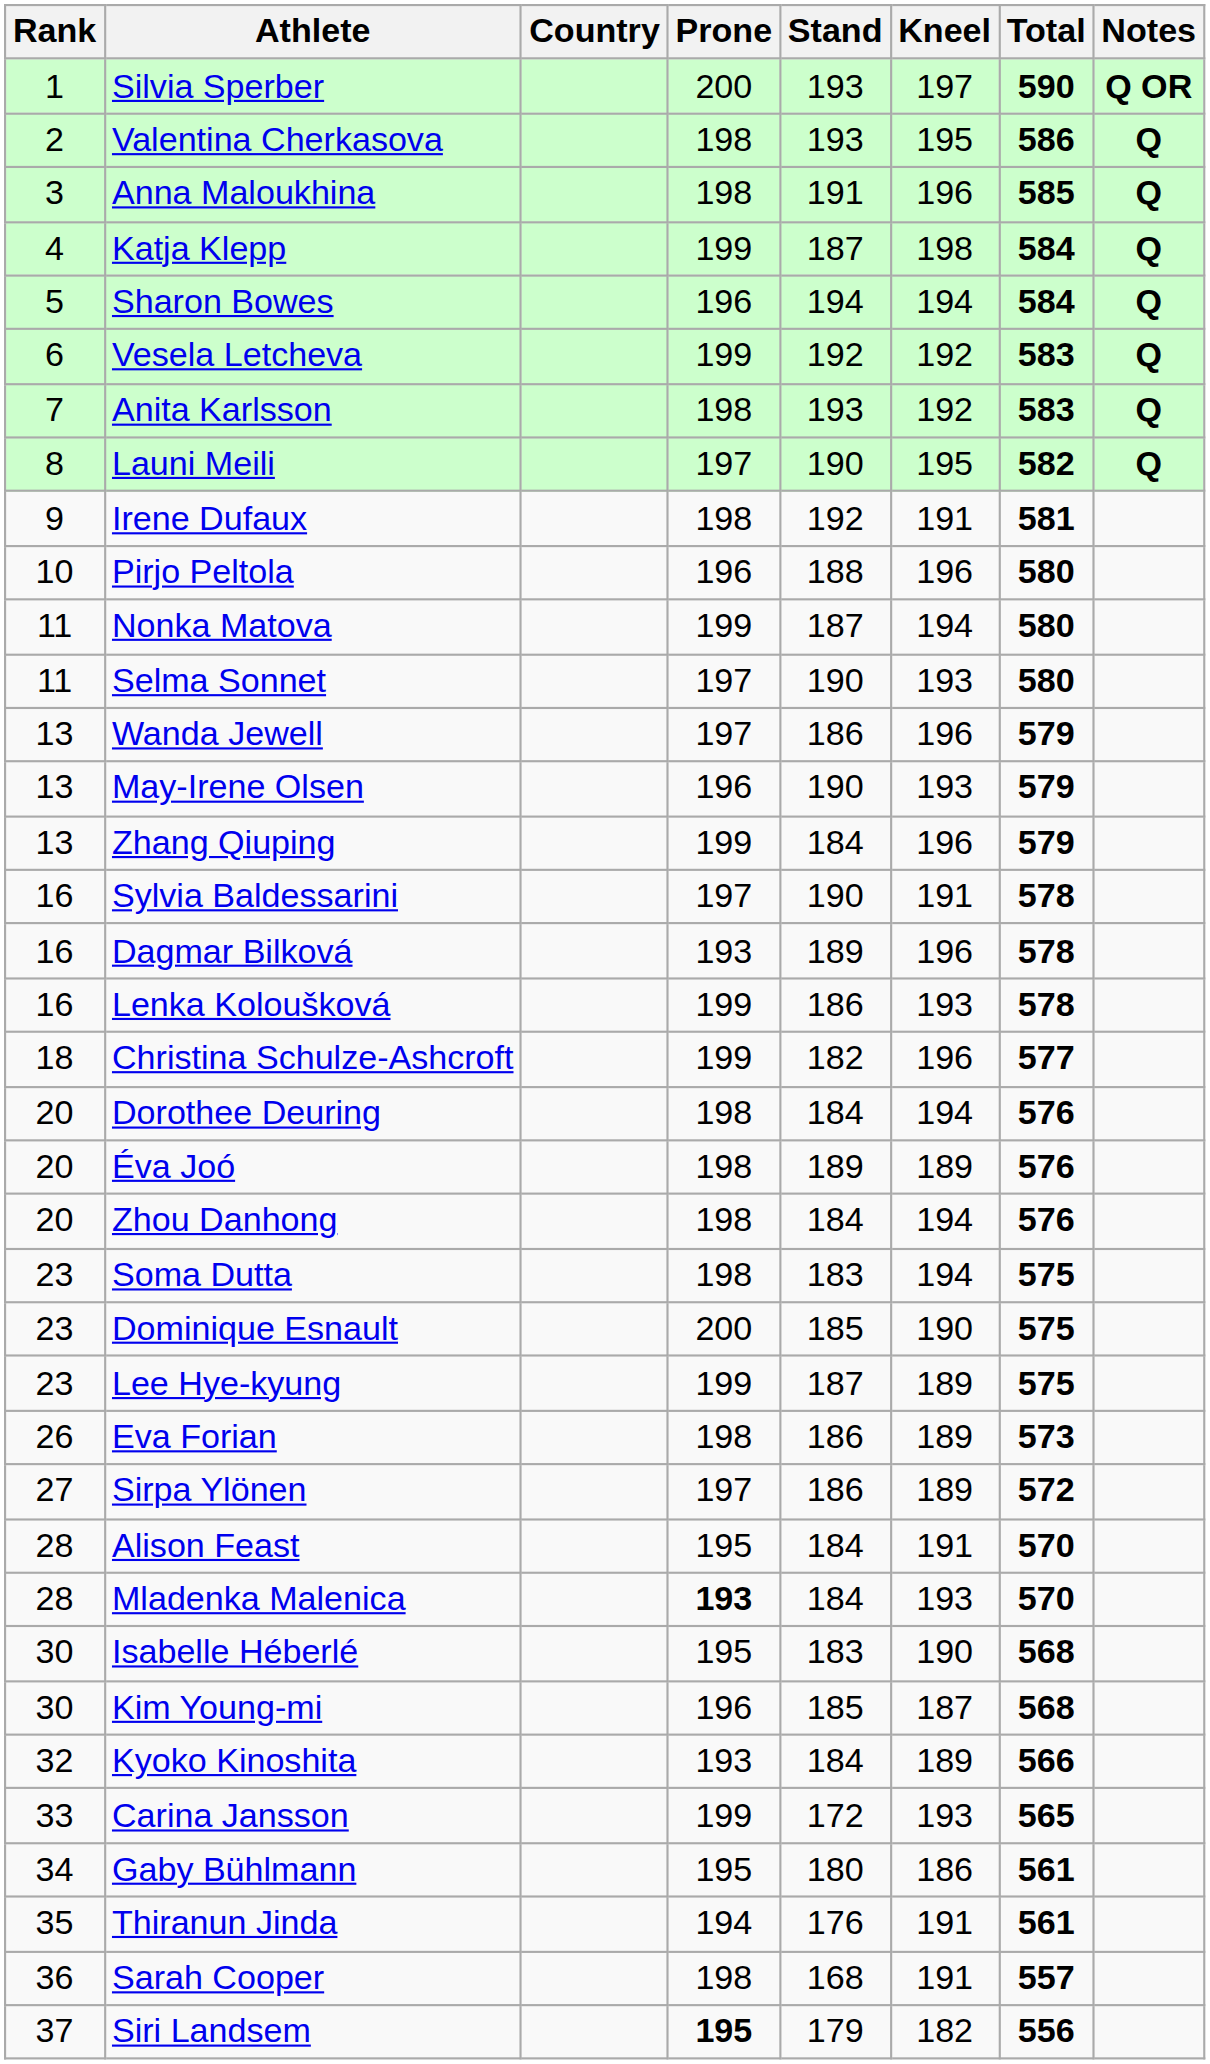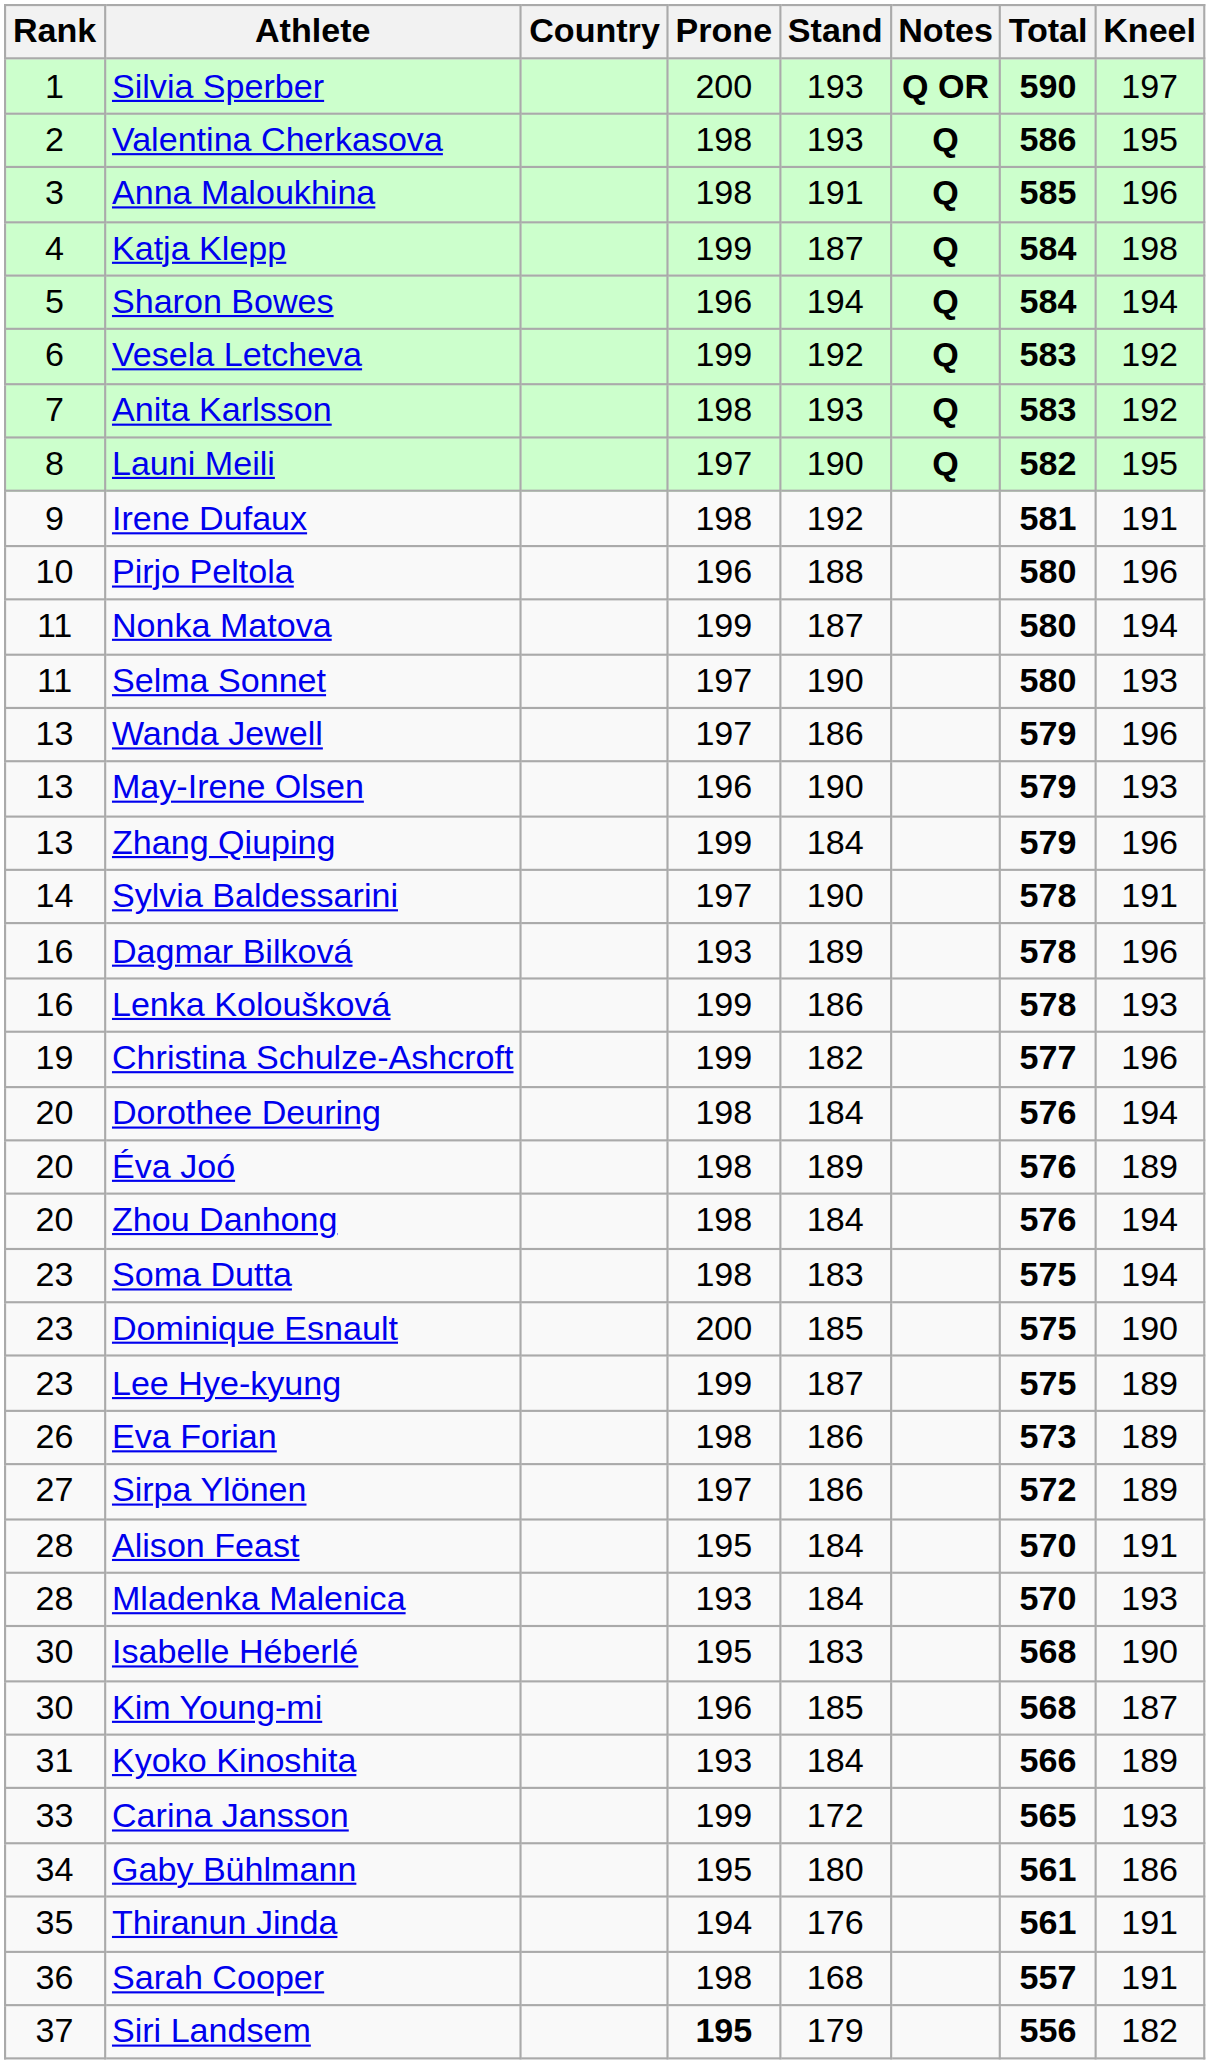columns swapped: (945, 31) <-> (1149, 31)
(55, 896) 16 -> (55, 896) 14
(55, 1058) 18 -> (55, 1058) 19
(724, 1598) bold -> (724, 1598) normal
(55, 1761) 32 -> (55, 1761) 31
